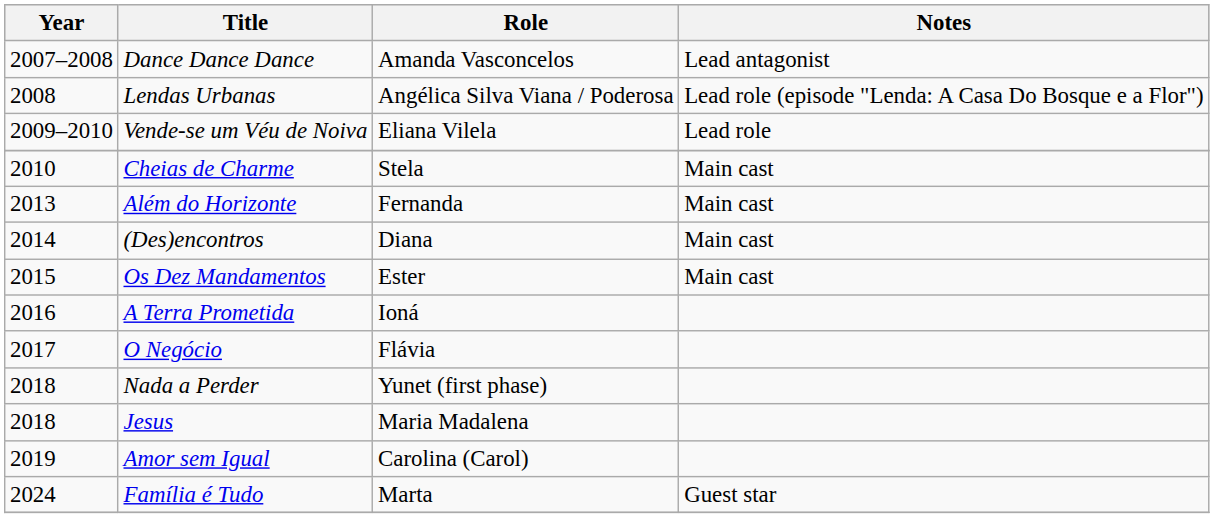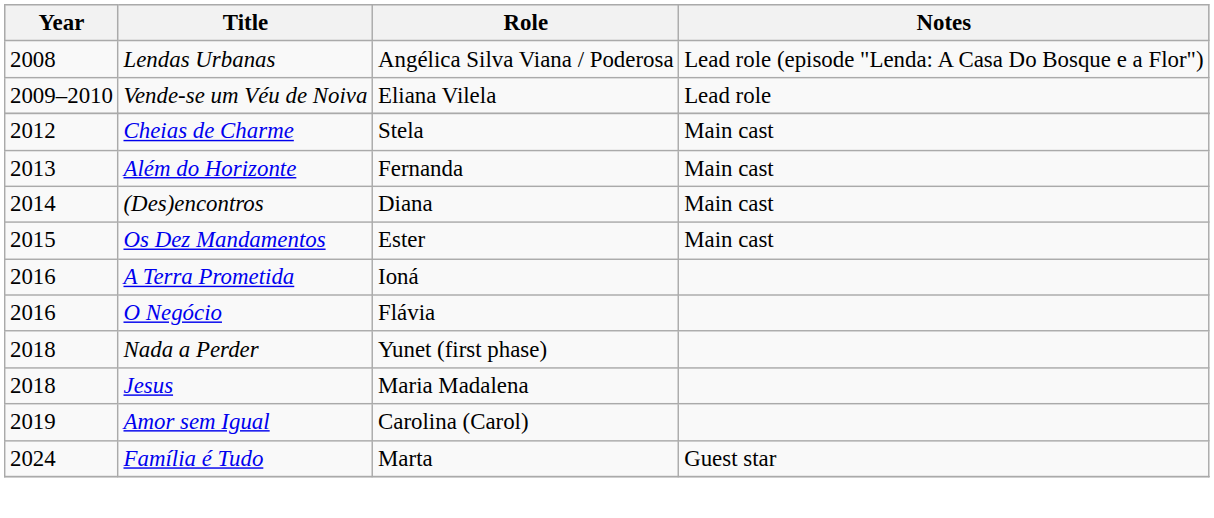- row: (219, 58)
(33, 167) 2010 -> (33, 131) 2012
(33, 349) 2017 -> (33, 312) 2016
